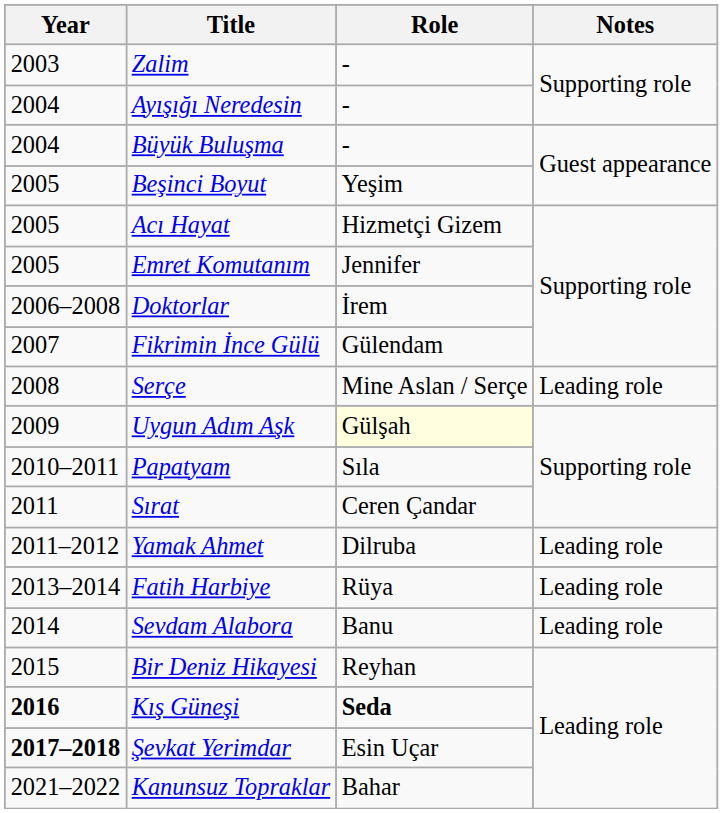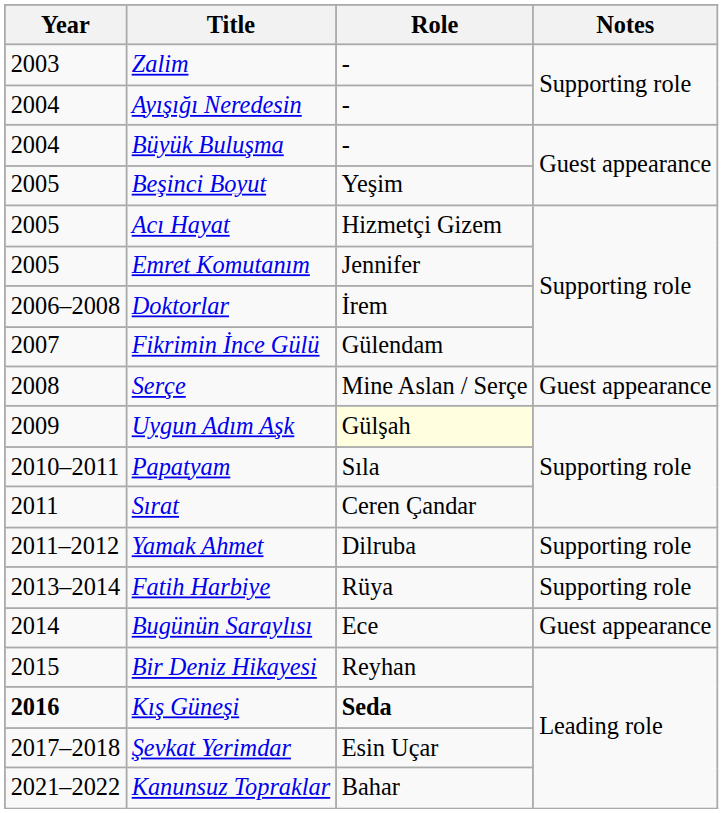(601, 385) Leading role -> (625, 385) Guest appearance
(601, 546) Leading role -> (615, 546) Supporting role
(601, 586) Leading role -> (615, 586) Supporting role
- row: (212, 626)
+ row: (222, 626)
(65, 747) bold -> (65, 747) normal
